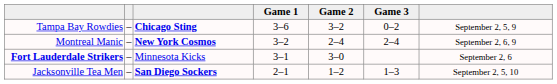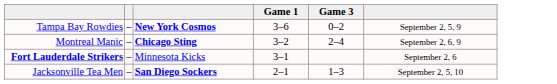- column: (336, 11)
(166, 26) Chicago Sting -> (175, 26) New York Cosmos
(175, 41) New York Cosmos -> (166, 41) Chicago Sting
